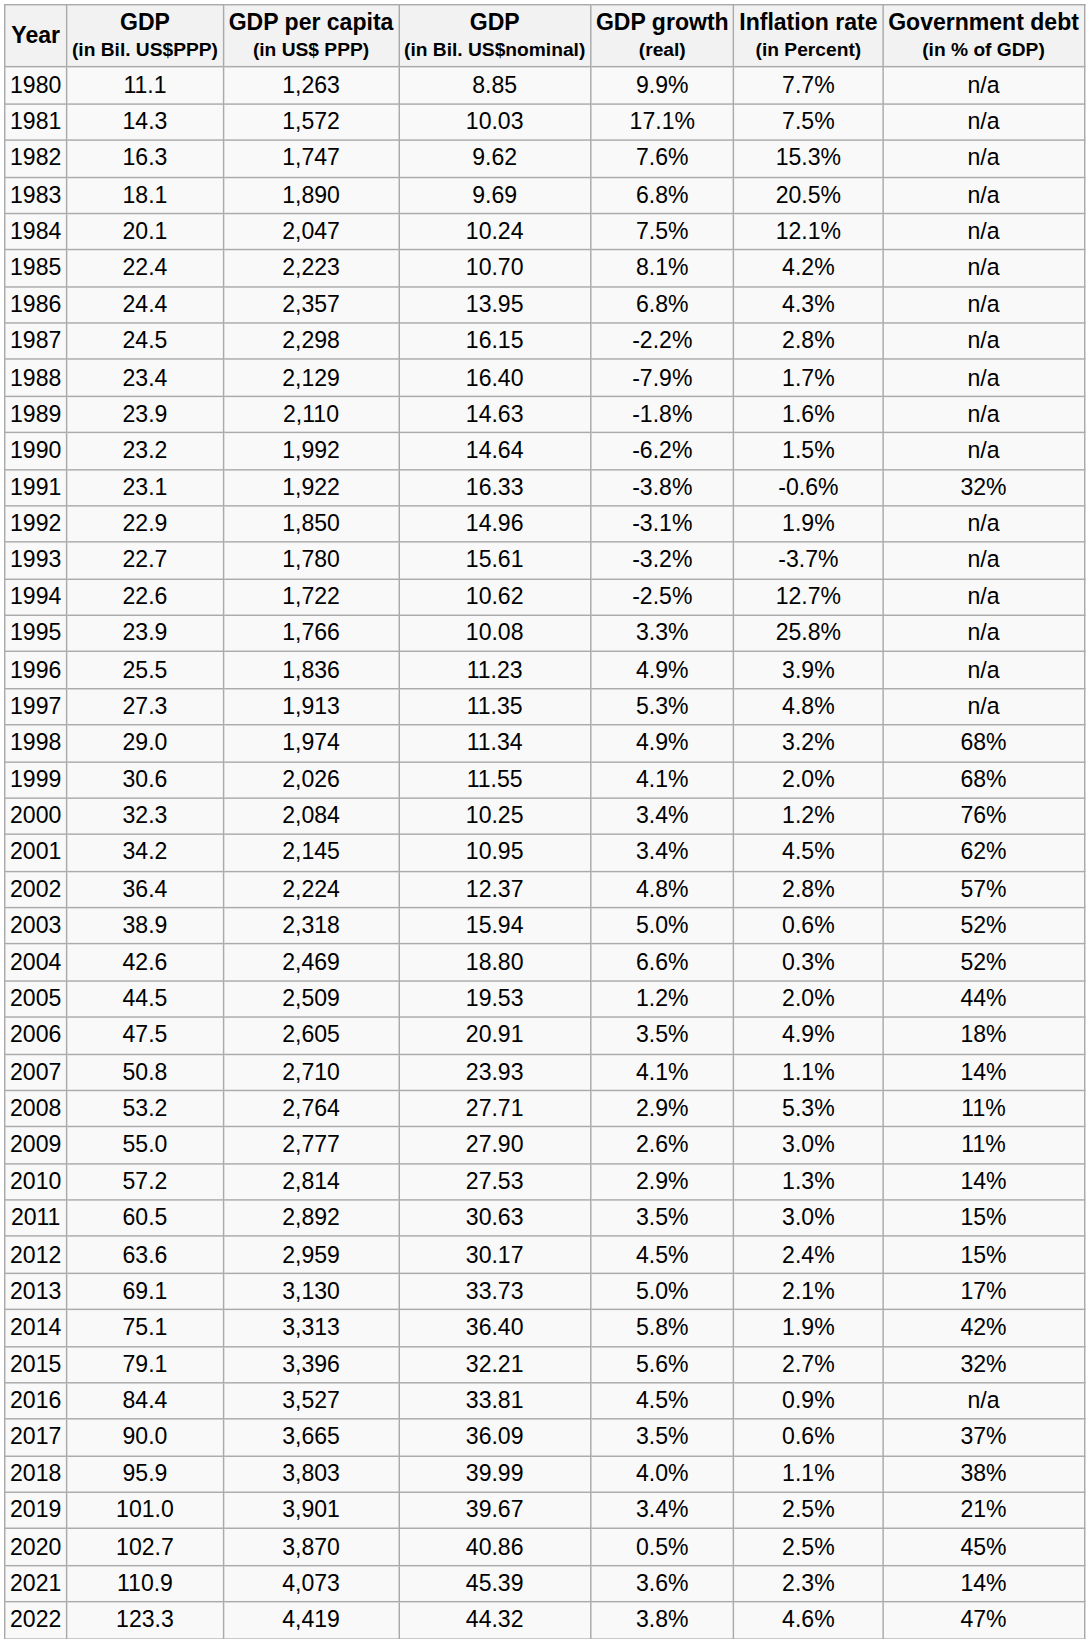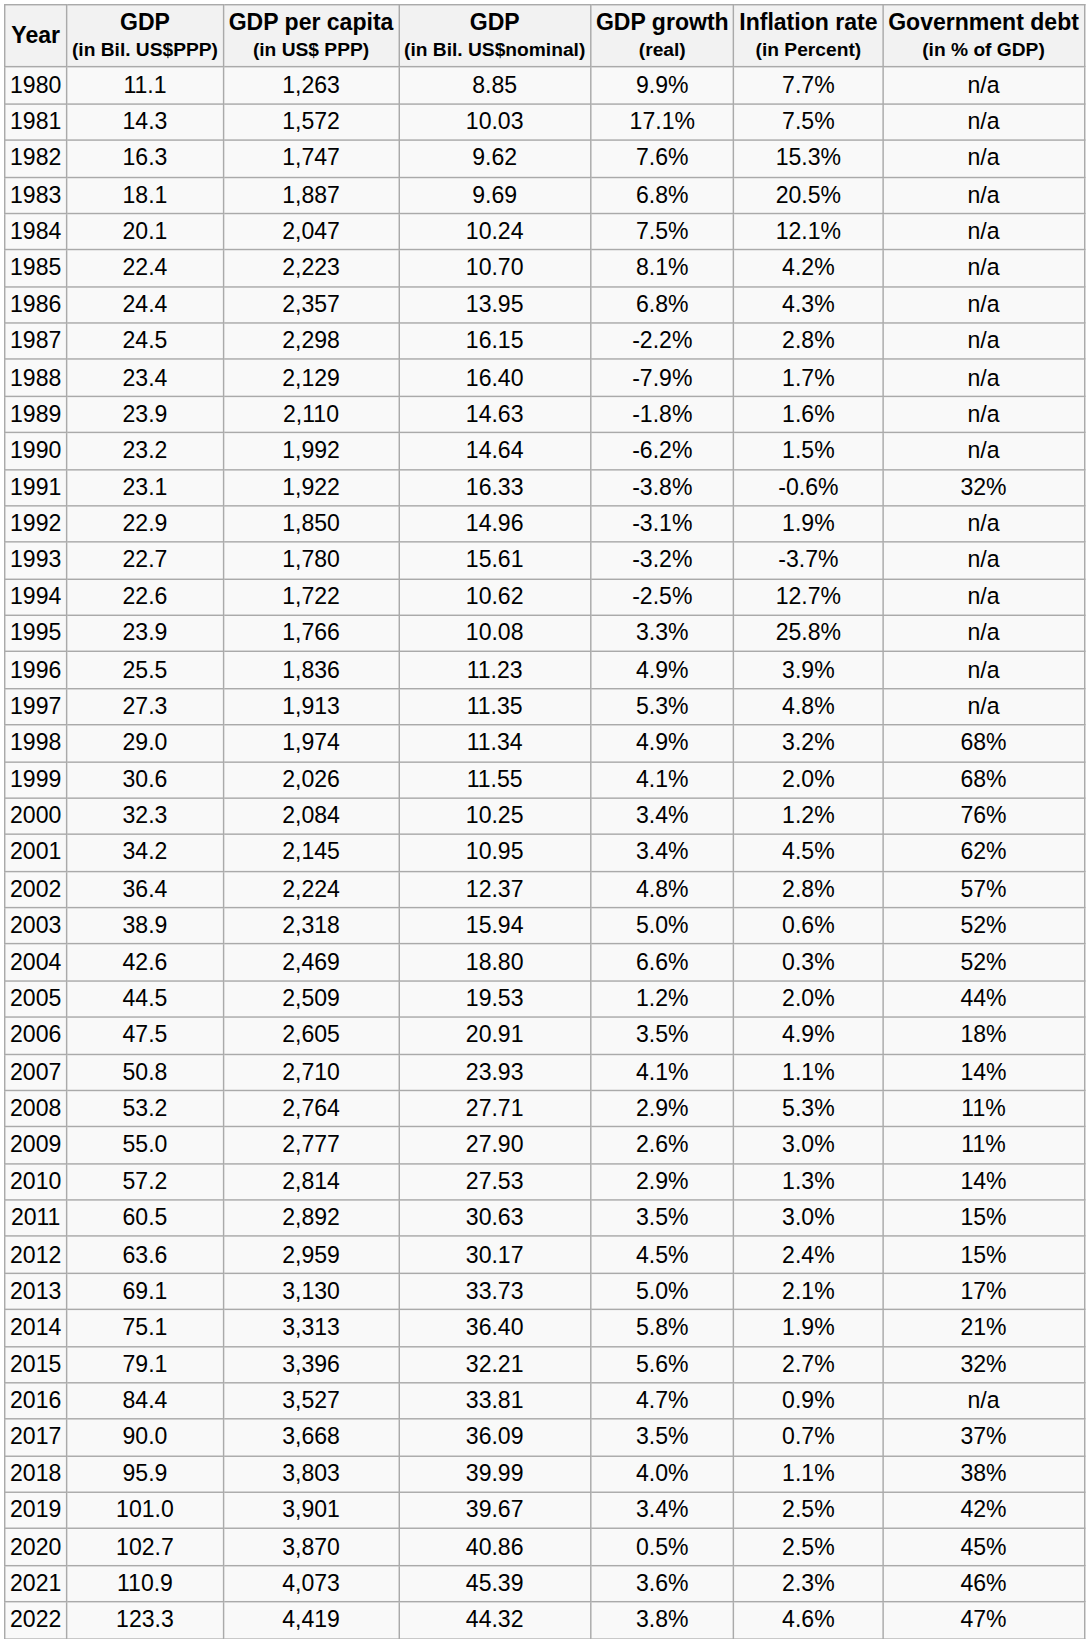(311, 194) 1,890 -> (311, 194) 1,887
(984, 1327) 42% -> (984, 1327) 21%
(662, 1400) 4.5% -> (662, 1400) 4.7%
(311, 1437) 3,665 -> (311, 1437) 3,668
(808, 1437) 0.6% -> (808, 1437) 0.7%
(984, 1510) 21% -> (984, 1510) 42%
(984, 1583) 14% -> (984, 1583) 46%
